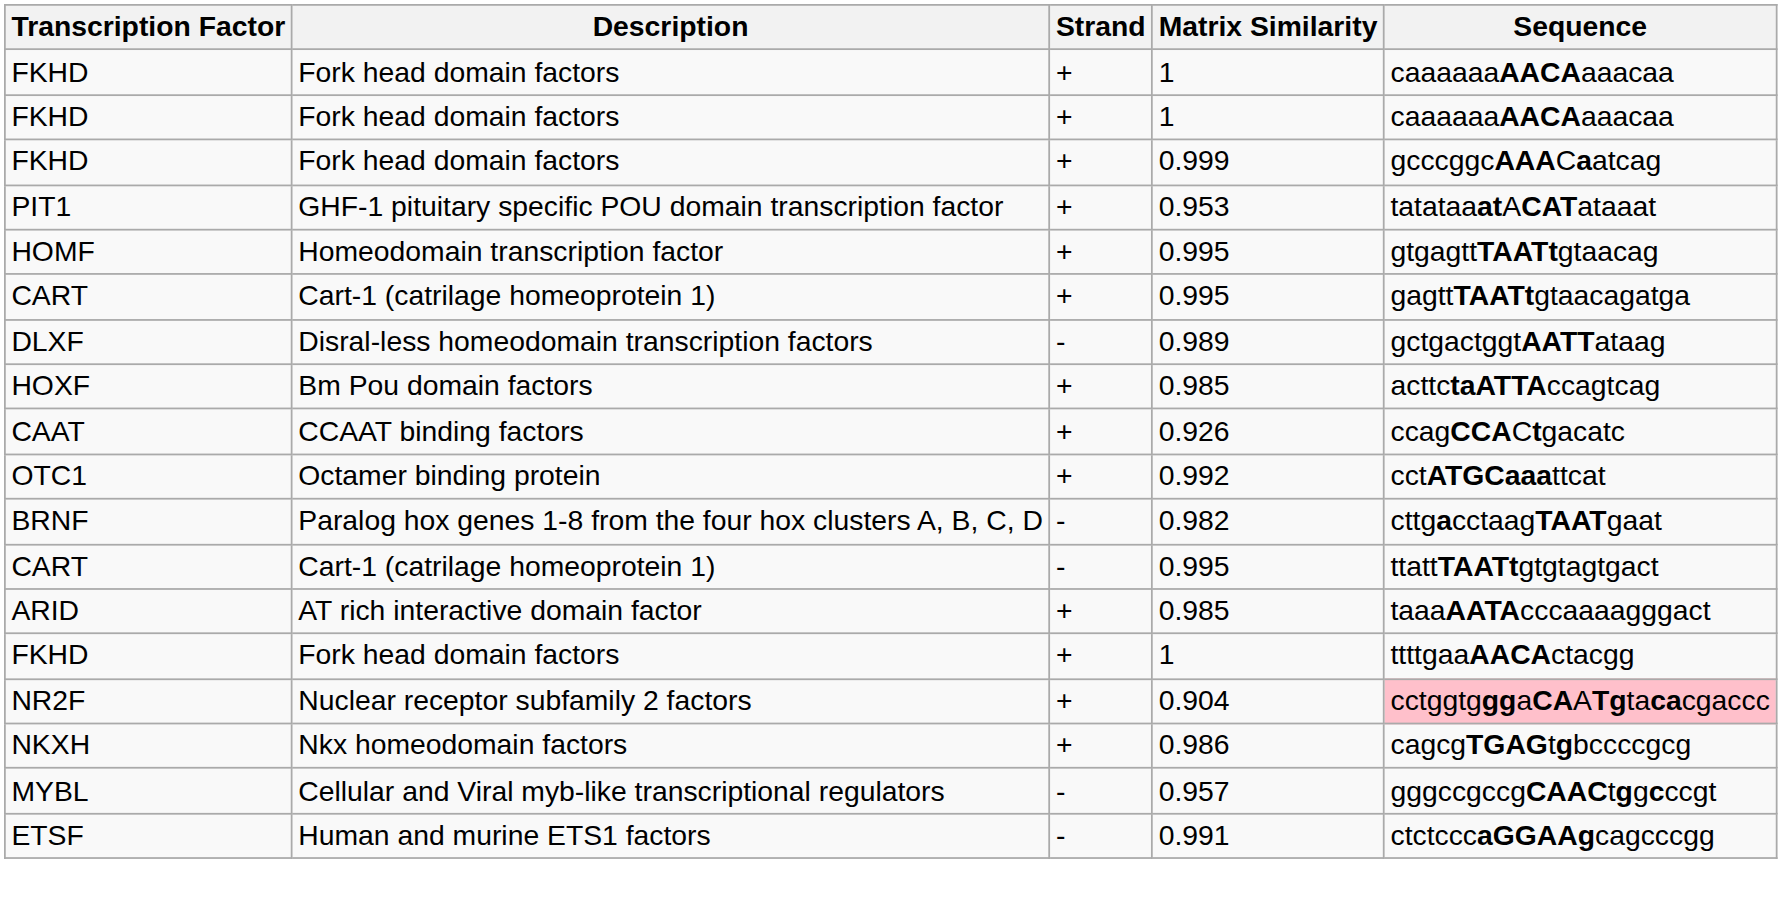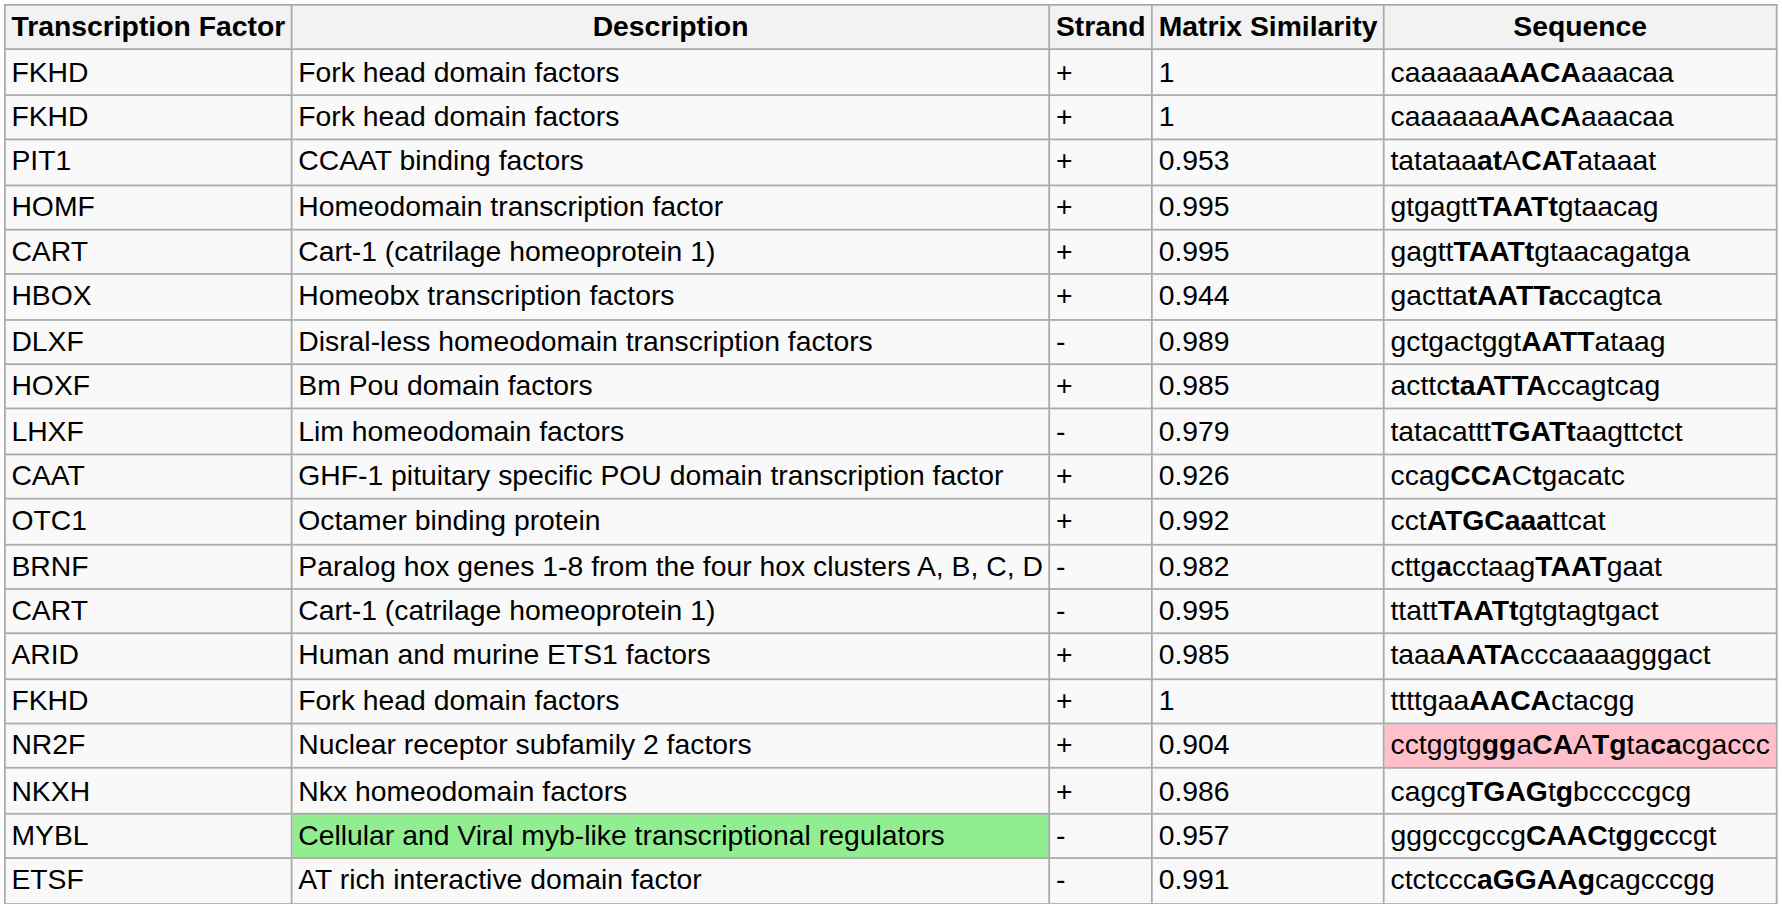- row: (50, 161)
(651, 206) GHF-1 pituitary specific POU domain transcription factor -> (441, 161) CCAAT binding factors
+ row: (52, 296)
+ row: (48, 431)
(441, 431) CCAAT binding factors -> (651, 476) GHF-1 pituitary specific POU domain transcription factor
(500, 610) AT rich interactive domain factor -> (504, 655) Human and murine ETS1 factors
(621, 790) no background -> (621, 835) lightgreen background
(504, 835) Human and murine ETS1 factors -> (500, 880) AT rich interactive domain factor
